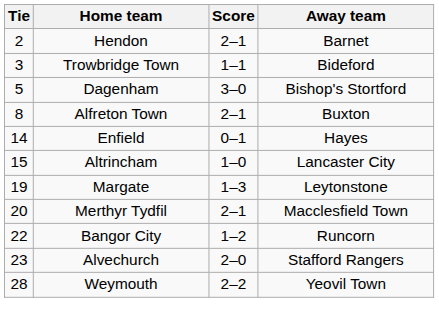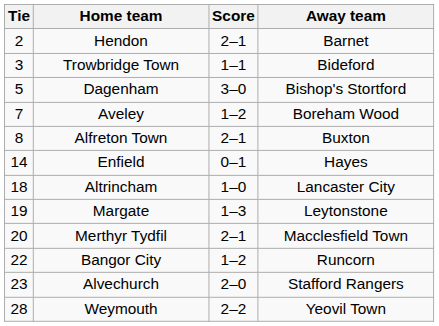+ row: (121, 114)
(19, 162) 15 -> (19, 187) 18
